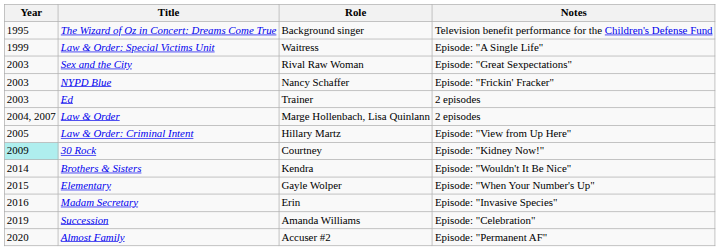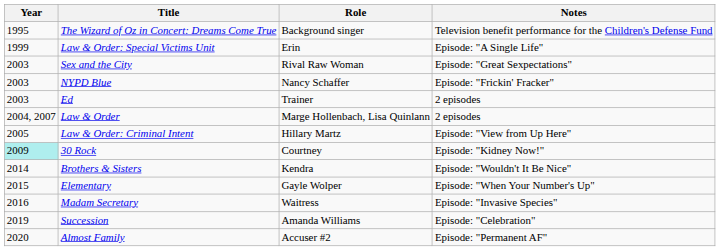(300, 47) Waitress -> (291, 47) Erin
(291, 202) Erin -> (300, 202) Waitress
